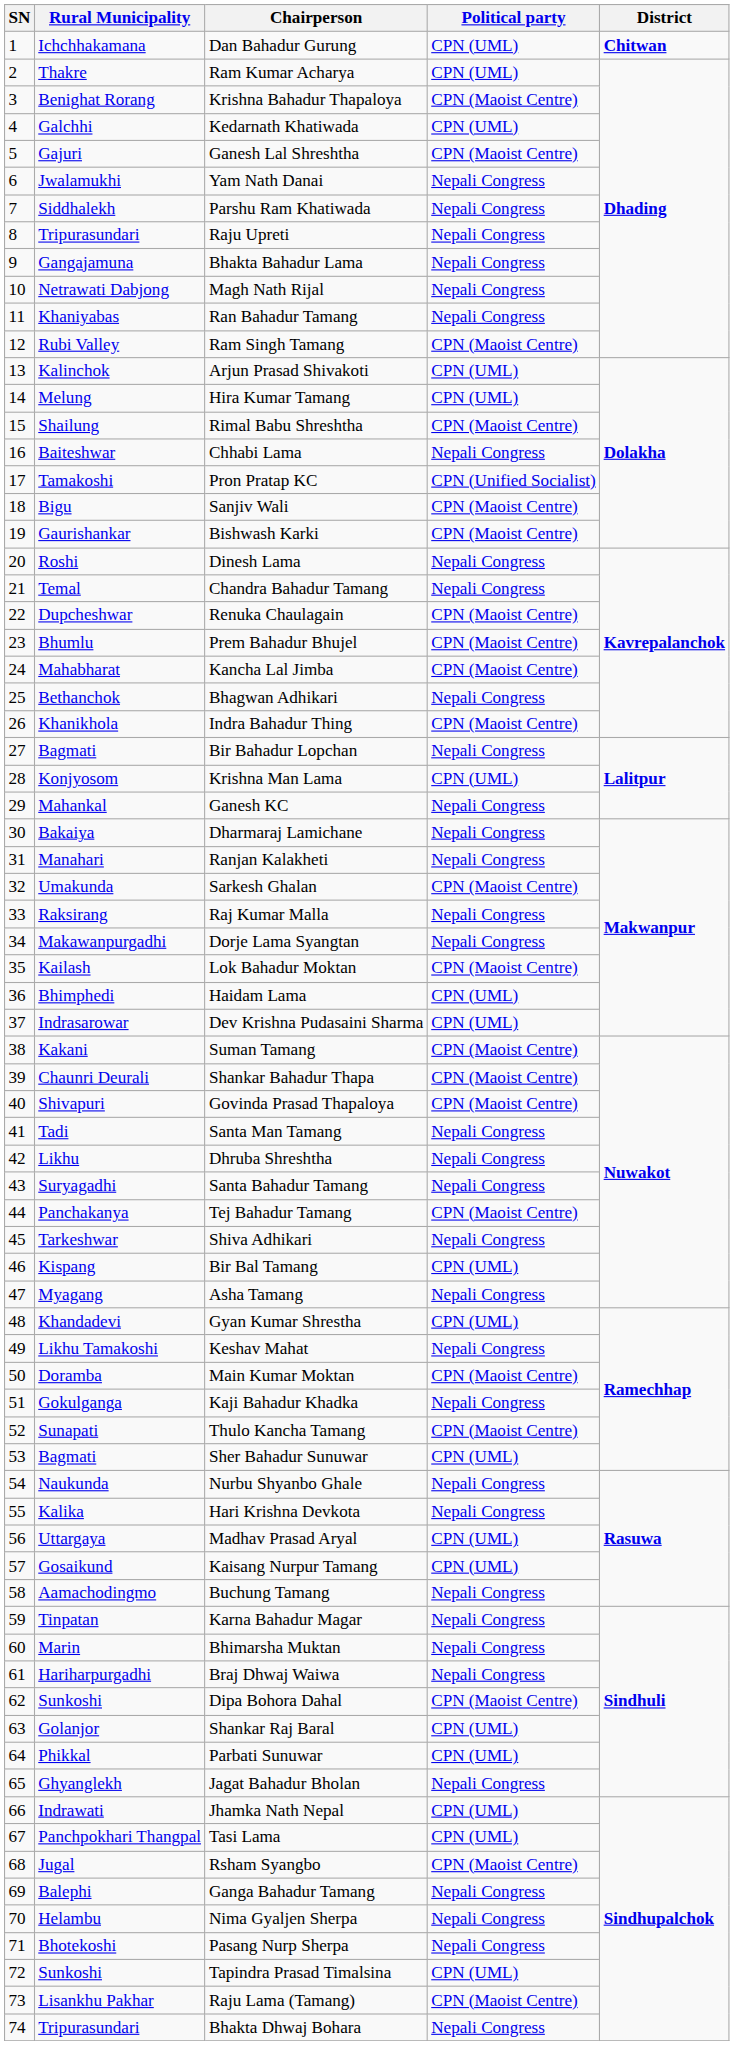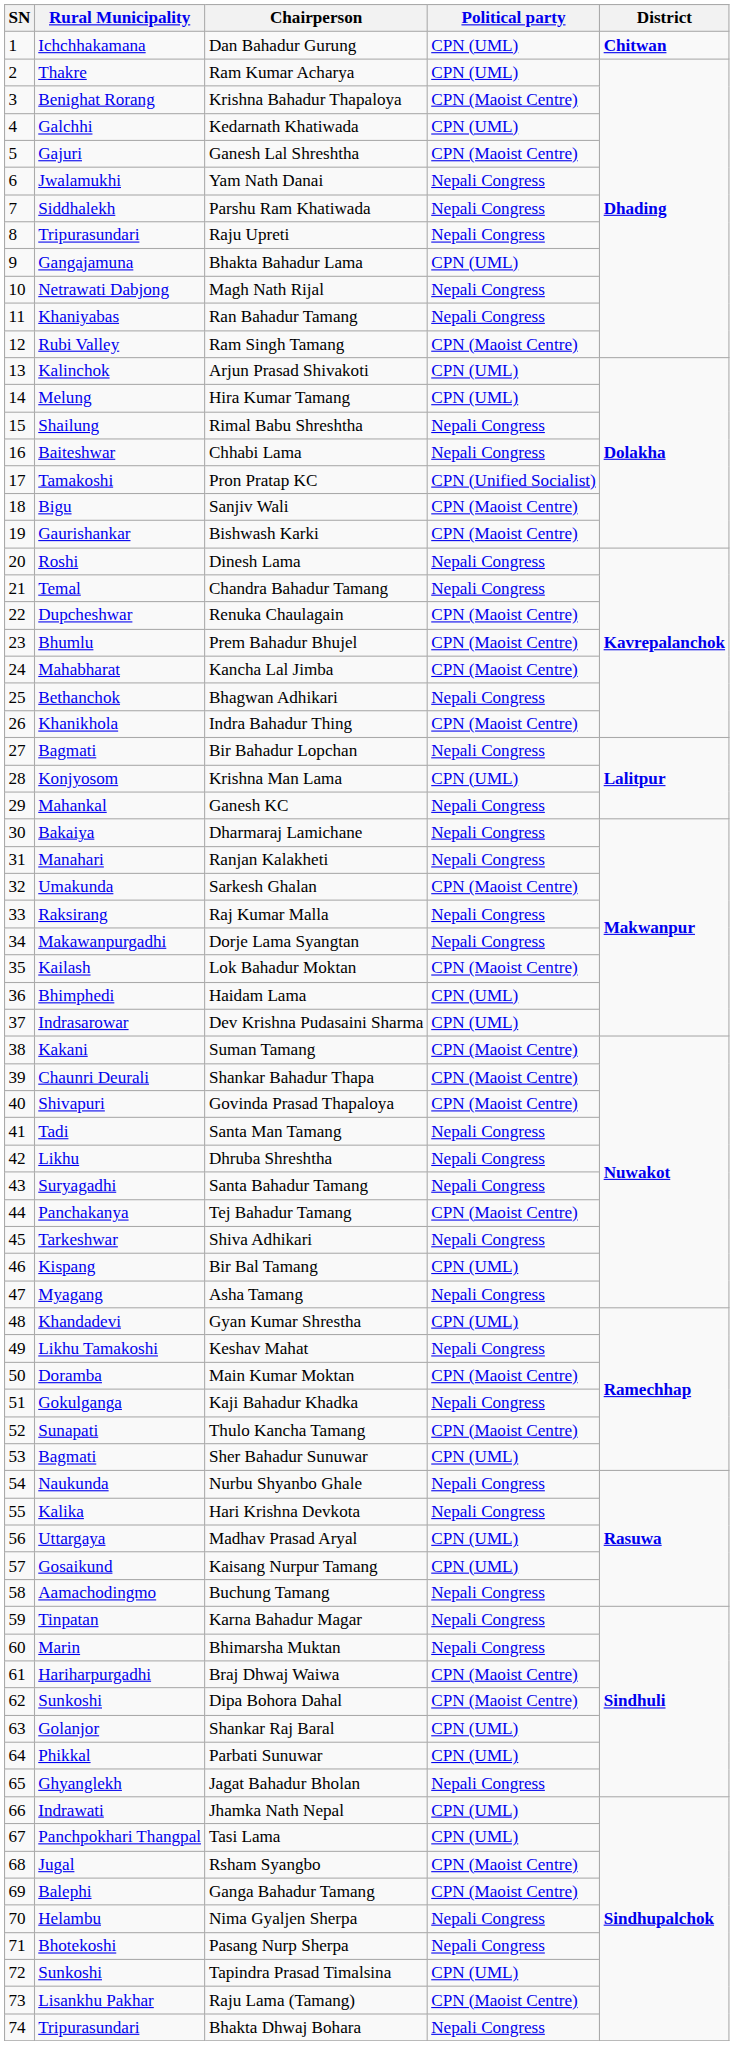(488, 262) Nepali Congress -> (475, 262) CPN (UML)
(504, 425) CPN (Maoist Centre) -> (488, 425) Nepali Congress
(488, 1674) Nepali Congress -> (504, 1674) CPN (Maoist Centre)
(488, 1891) Nepali Congress -> (504, 1891) CPN (Maoist Centre)
